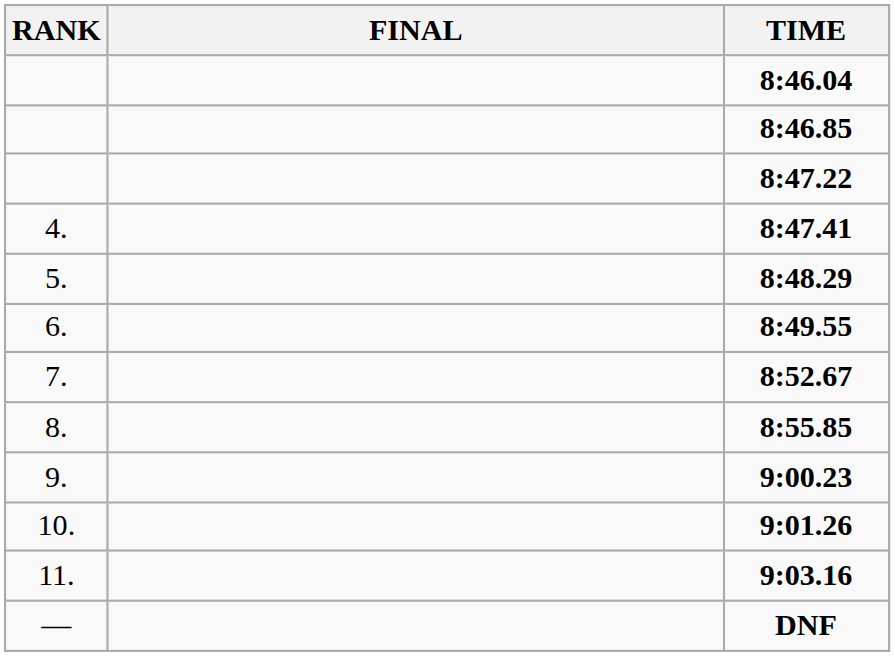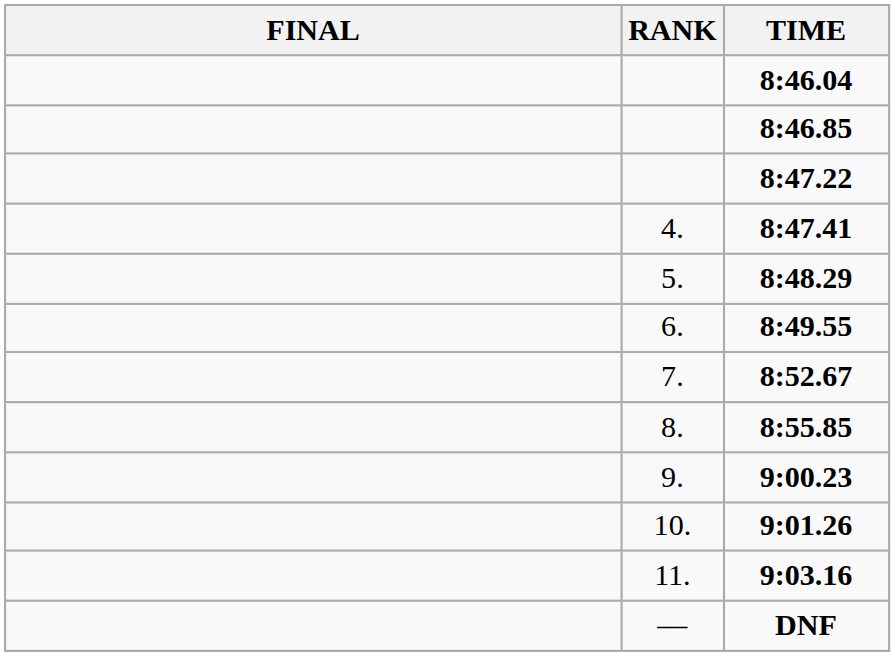columns swapped: (56, 29) <-> (416, 29)
